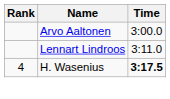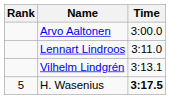+ row: (82, 67)
(21, 67) 4 -> (21, 85) 5
